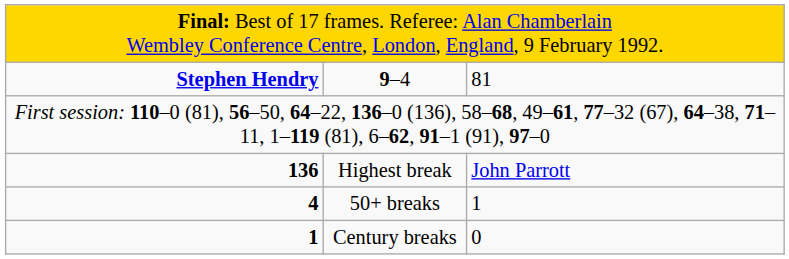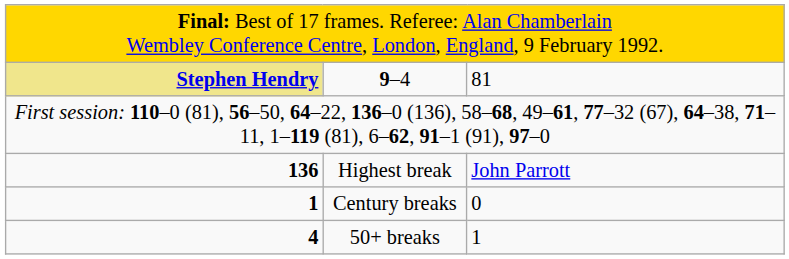(247, 79) no background -> (247, 79) khaki background
rows swapped: (395, 237) <-> (395, 204)
